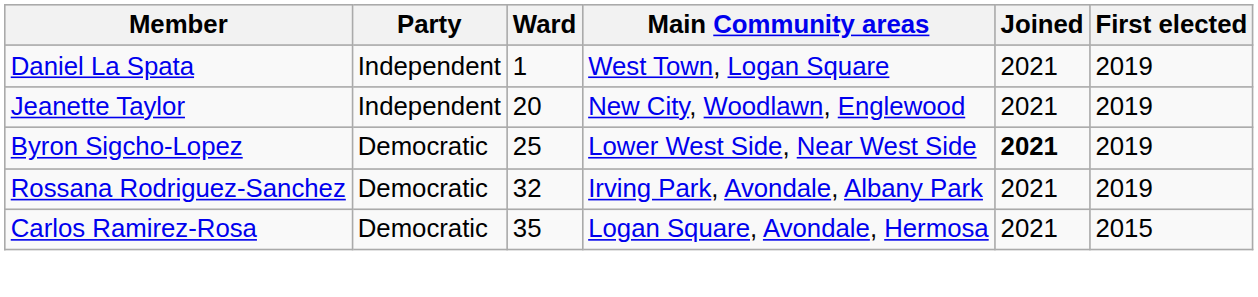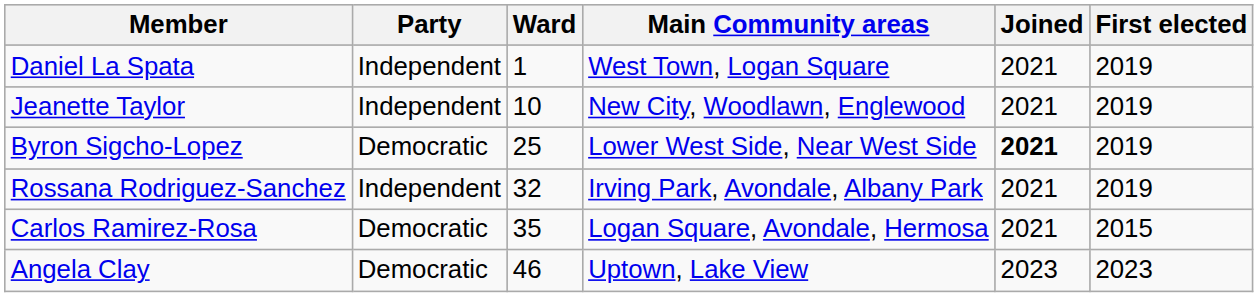(527, 106) 20 -> (527, 106) 10
(423, 188) Democratic -> (429, 188) Independent
+ row: (80, 270)
